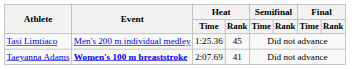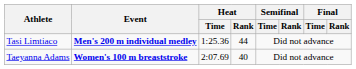(132, 42) normal -> (135, 42) bold
(237, 42) 45 -> (243, 42) 44
(237, 57) 41 -> (243, 57) 40
